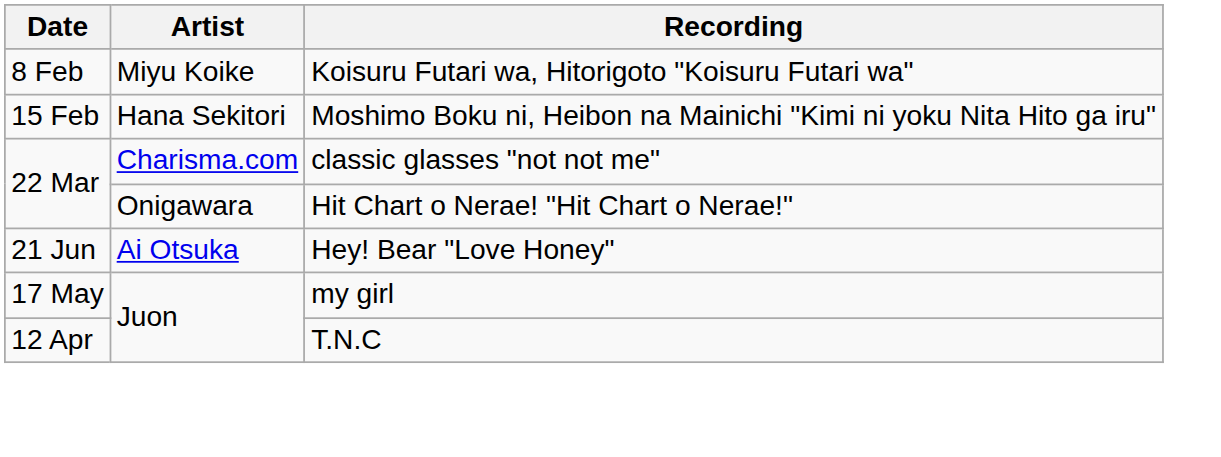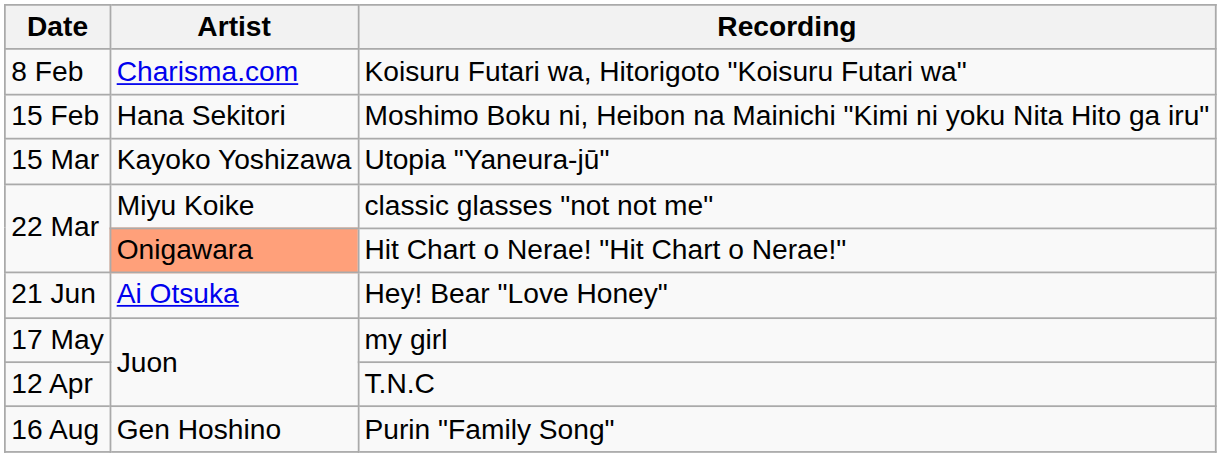(186, 71) Miyu Koike -> (207, 71) Charisma.com
+ row: (487, 160)
(207, 160) Charisma.com -> (186, 205) Miyu Koike
(185, 205) no background -> (185, 250) lightsalmon background
+ row: (490, 428)
